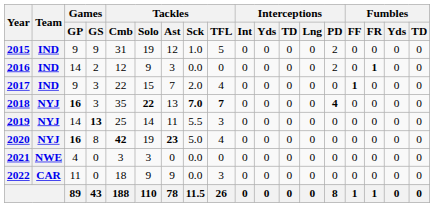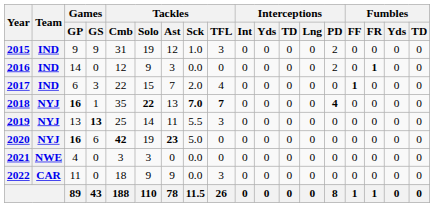(221, 49) 5 -> (221, 49) 3
(96, 67) 2 -> (96, 67) 0
(75, 85) 9 -> (75, 85) 6
(96, 103) 3 -> (96, 103) 1
(75, 121) 14 -> (75, 121) 13
(96, 139) 8 -> (96, 139) 6
(221, 139) 4 -> (221, 139) 0
